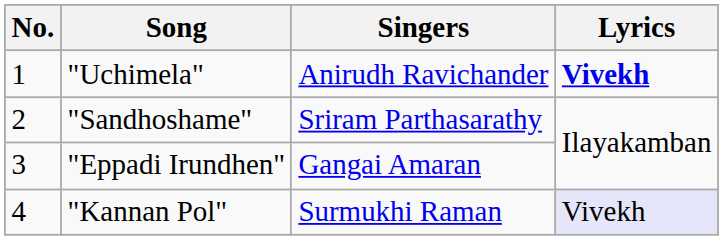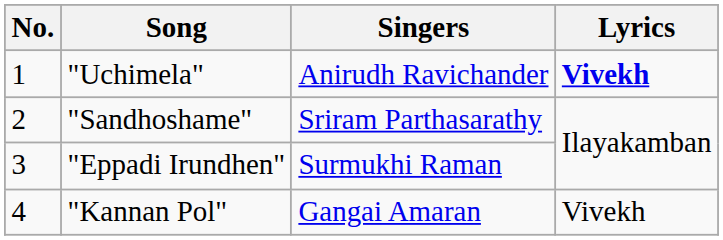(390, 165) Gangai Amaran -> (400, 165) Surmukhi Raman
(400, 211) Surmukhi Raman -> (390, 211) Gangai Amaran
(604, 211) lavender background -> (604, 211) no background
